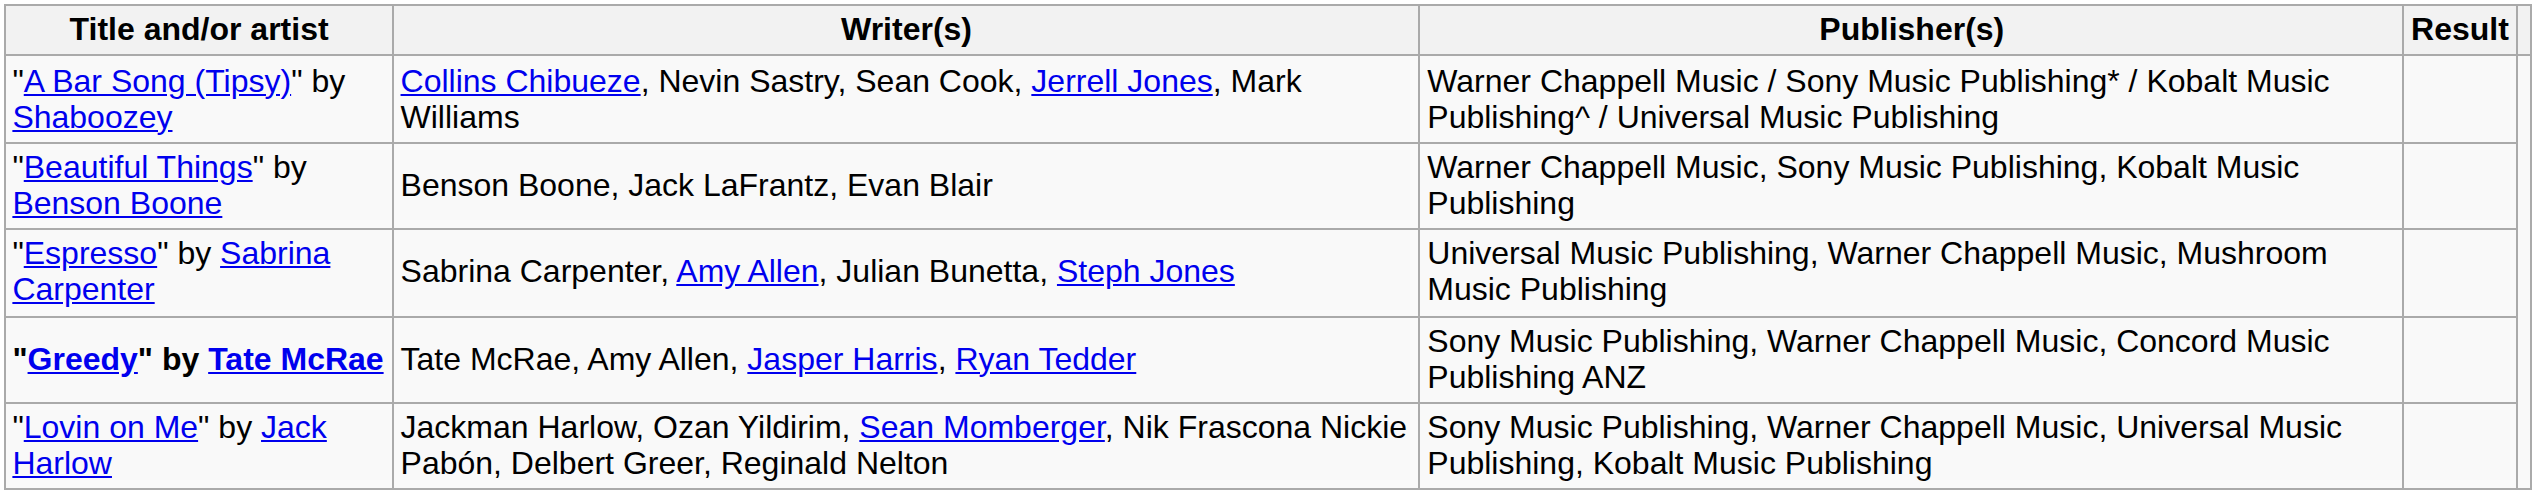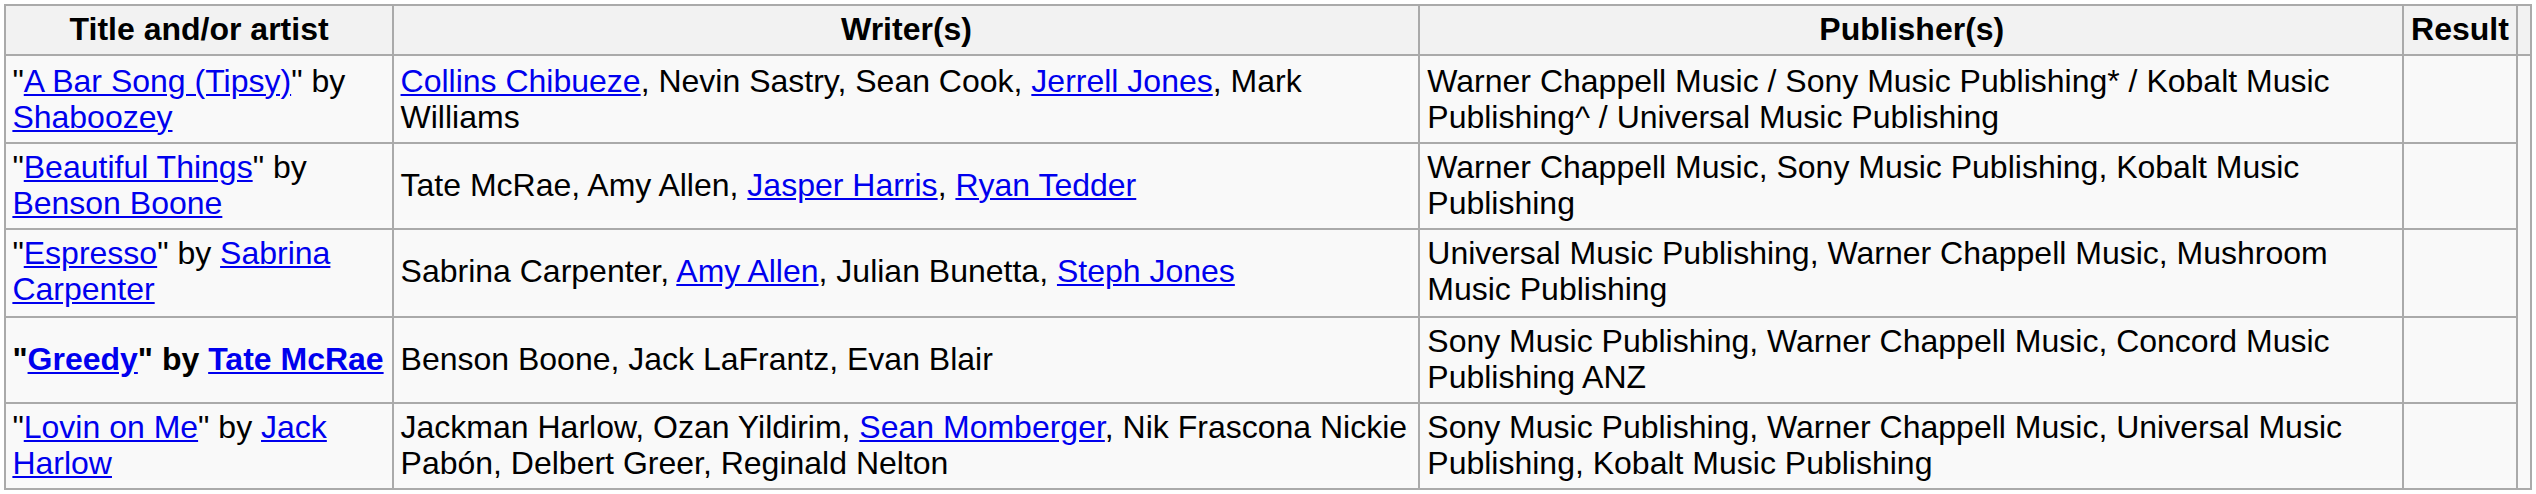(697, 185) Benson Boone, Jack LaFrantz, Evan Blair -> (768, 185) Tate McRae, Amy Allen, Jasper Harris, Ryan Tedder
(768, 358) Tate McRae, Amy Allen, Jasper Harris, Ryan Tedder -> (697, 358) Benson Boone, Jack LaFrantz, Evan Blair
